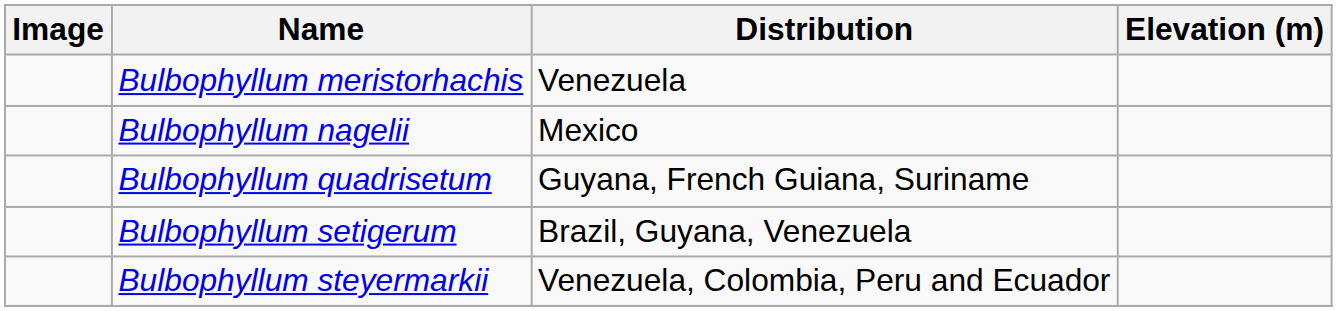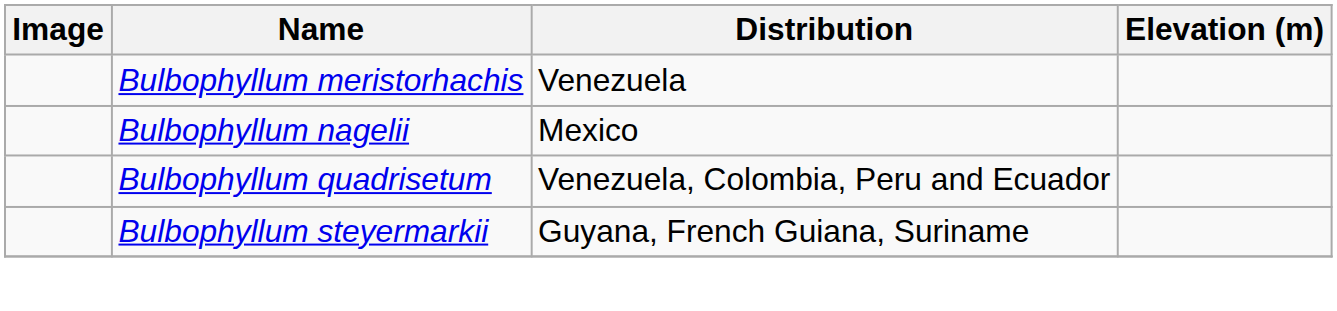(784, 180) Guyana, French Guiana, Suriname -> (824, 180) Venezuela, Colombia, Peru and Ecuador
- row: (288, 230)
(824, 280) Venezuela, Colombia, Peru and Ecuador -> (784, 230) Guyana, French Guiana, Suriname
